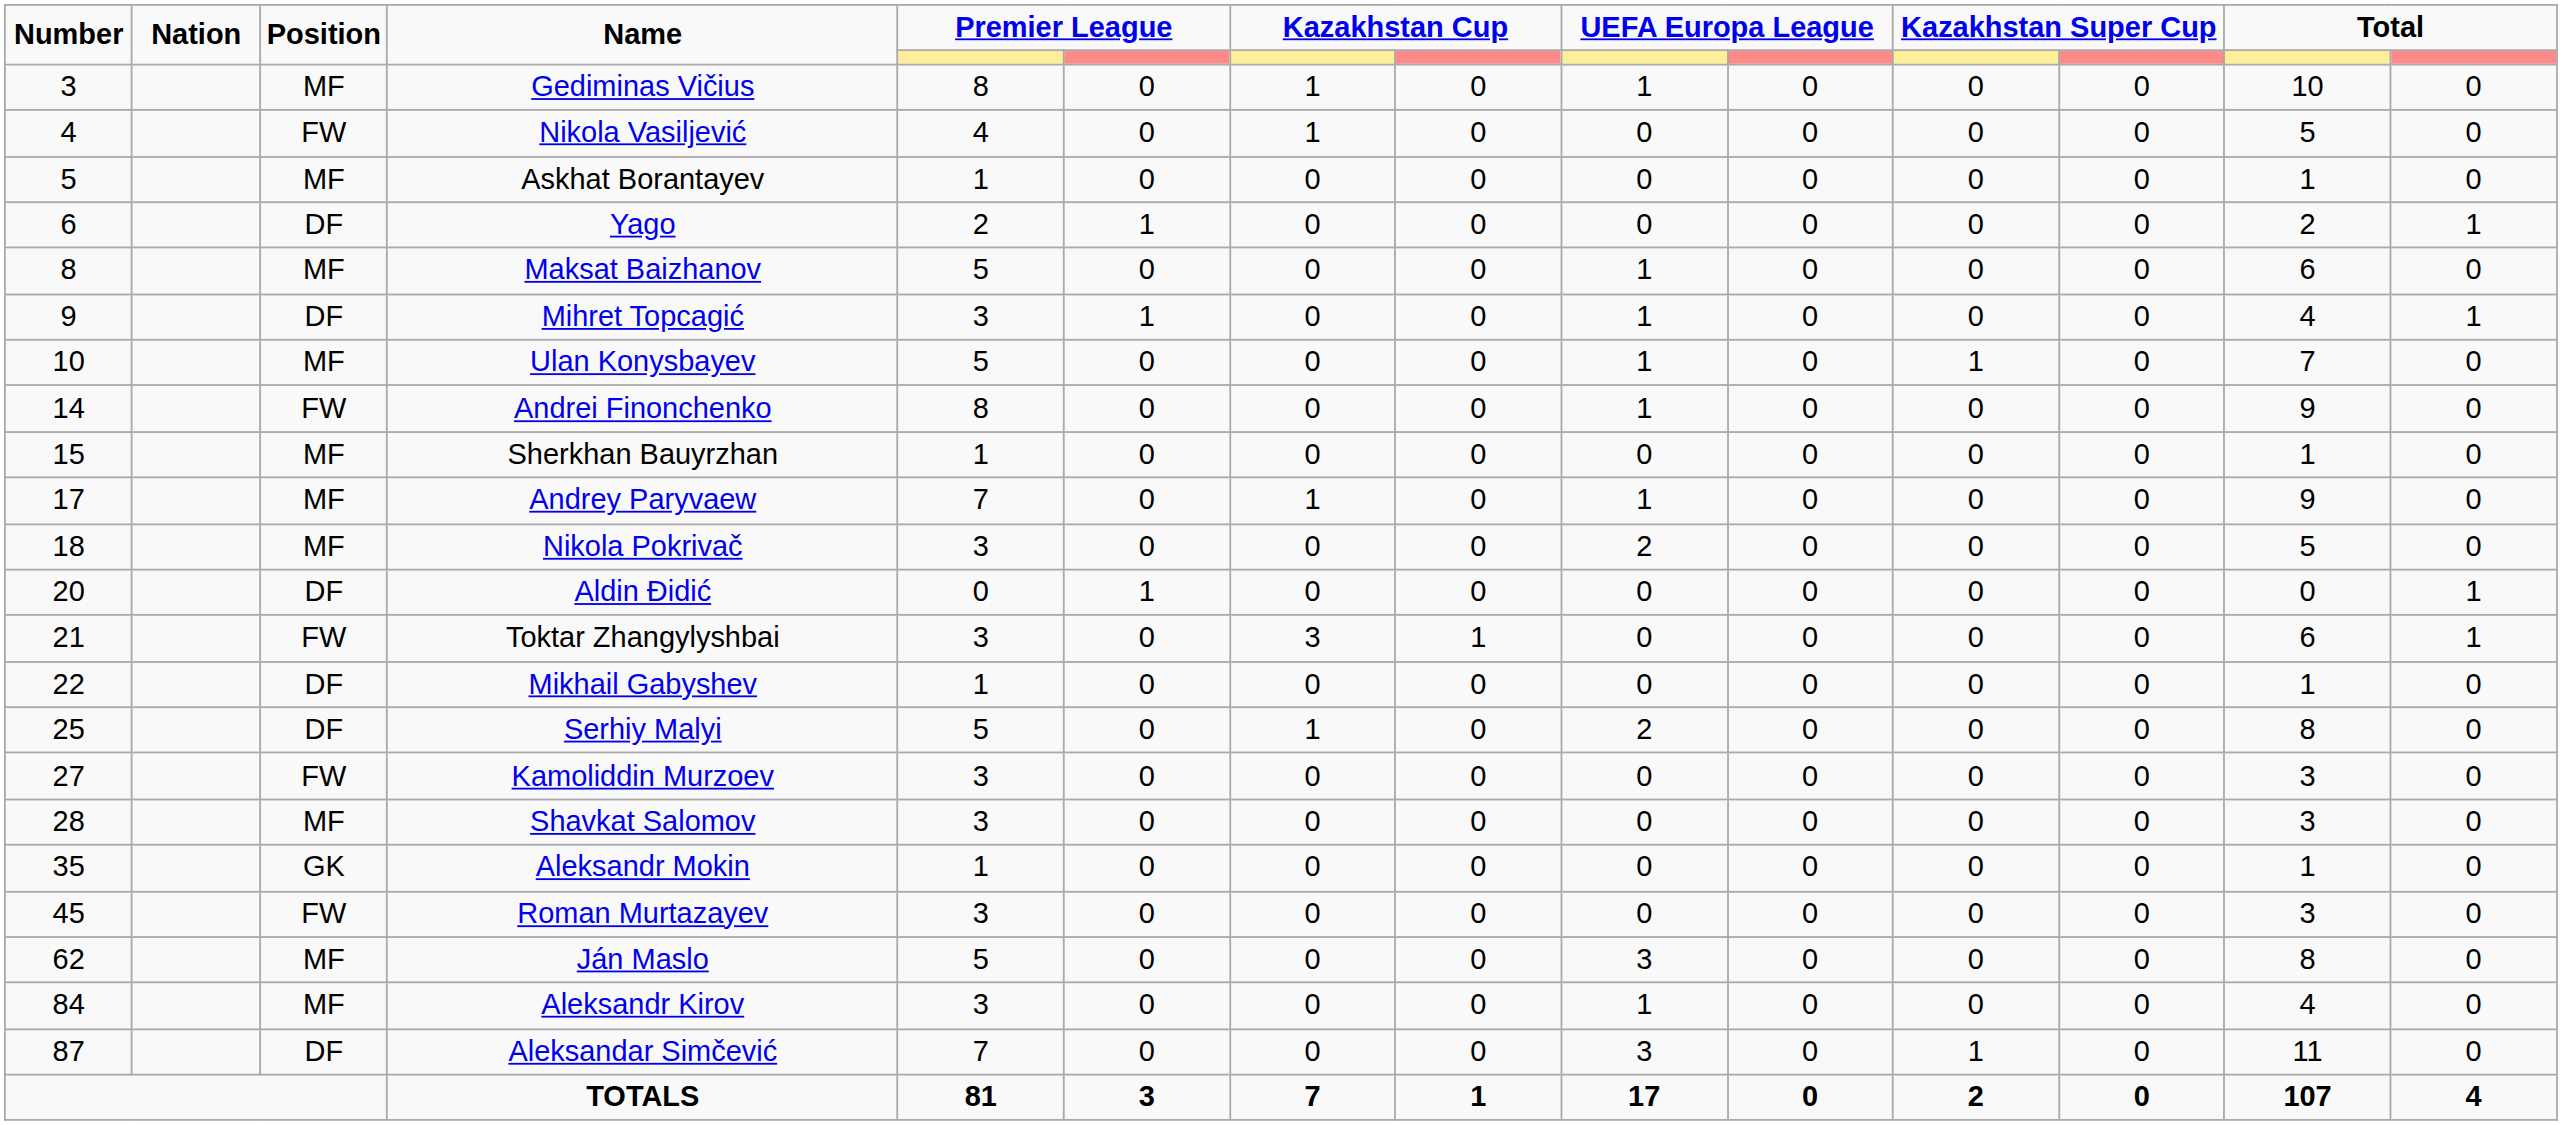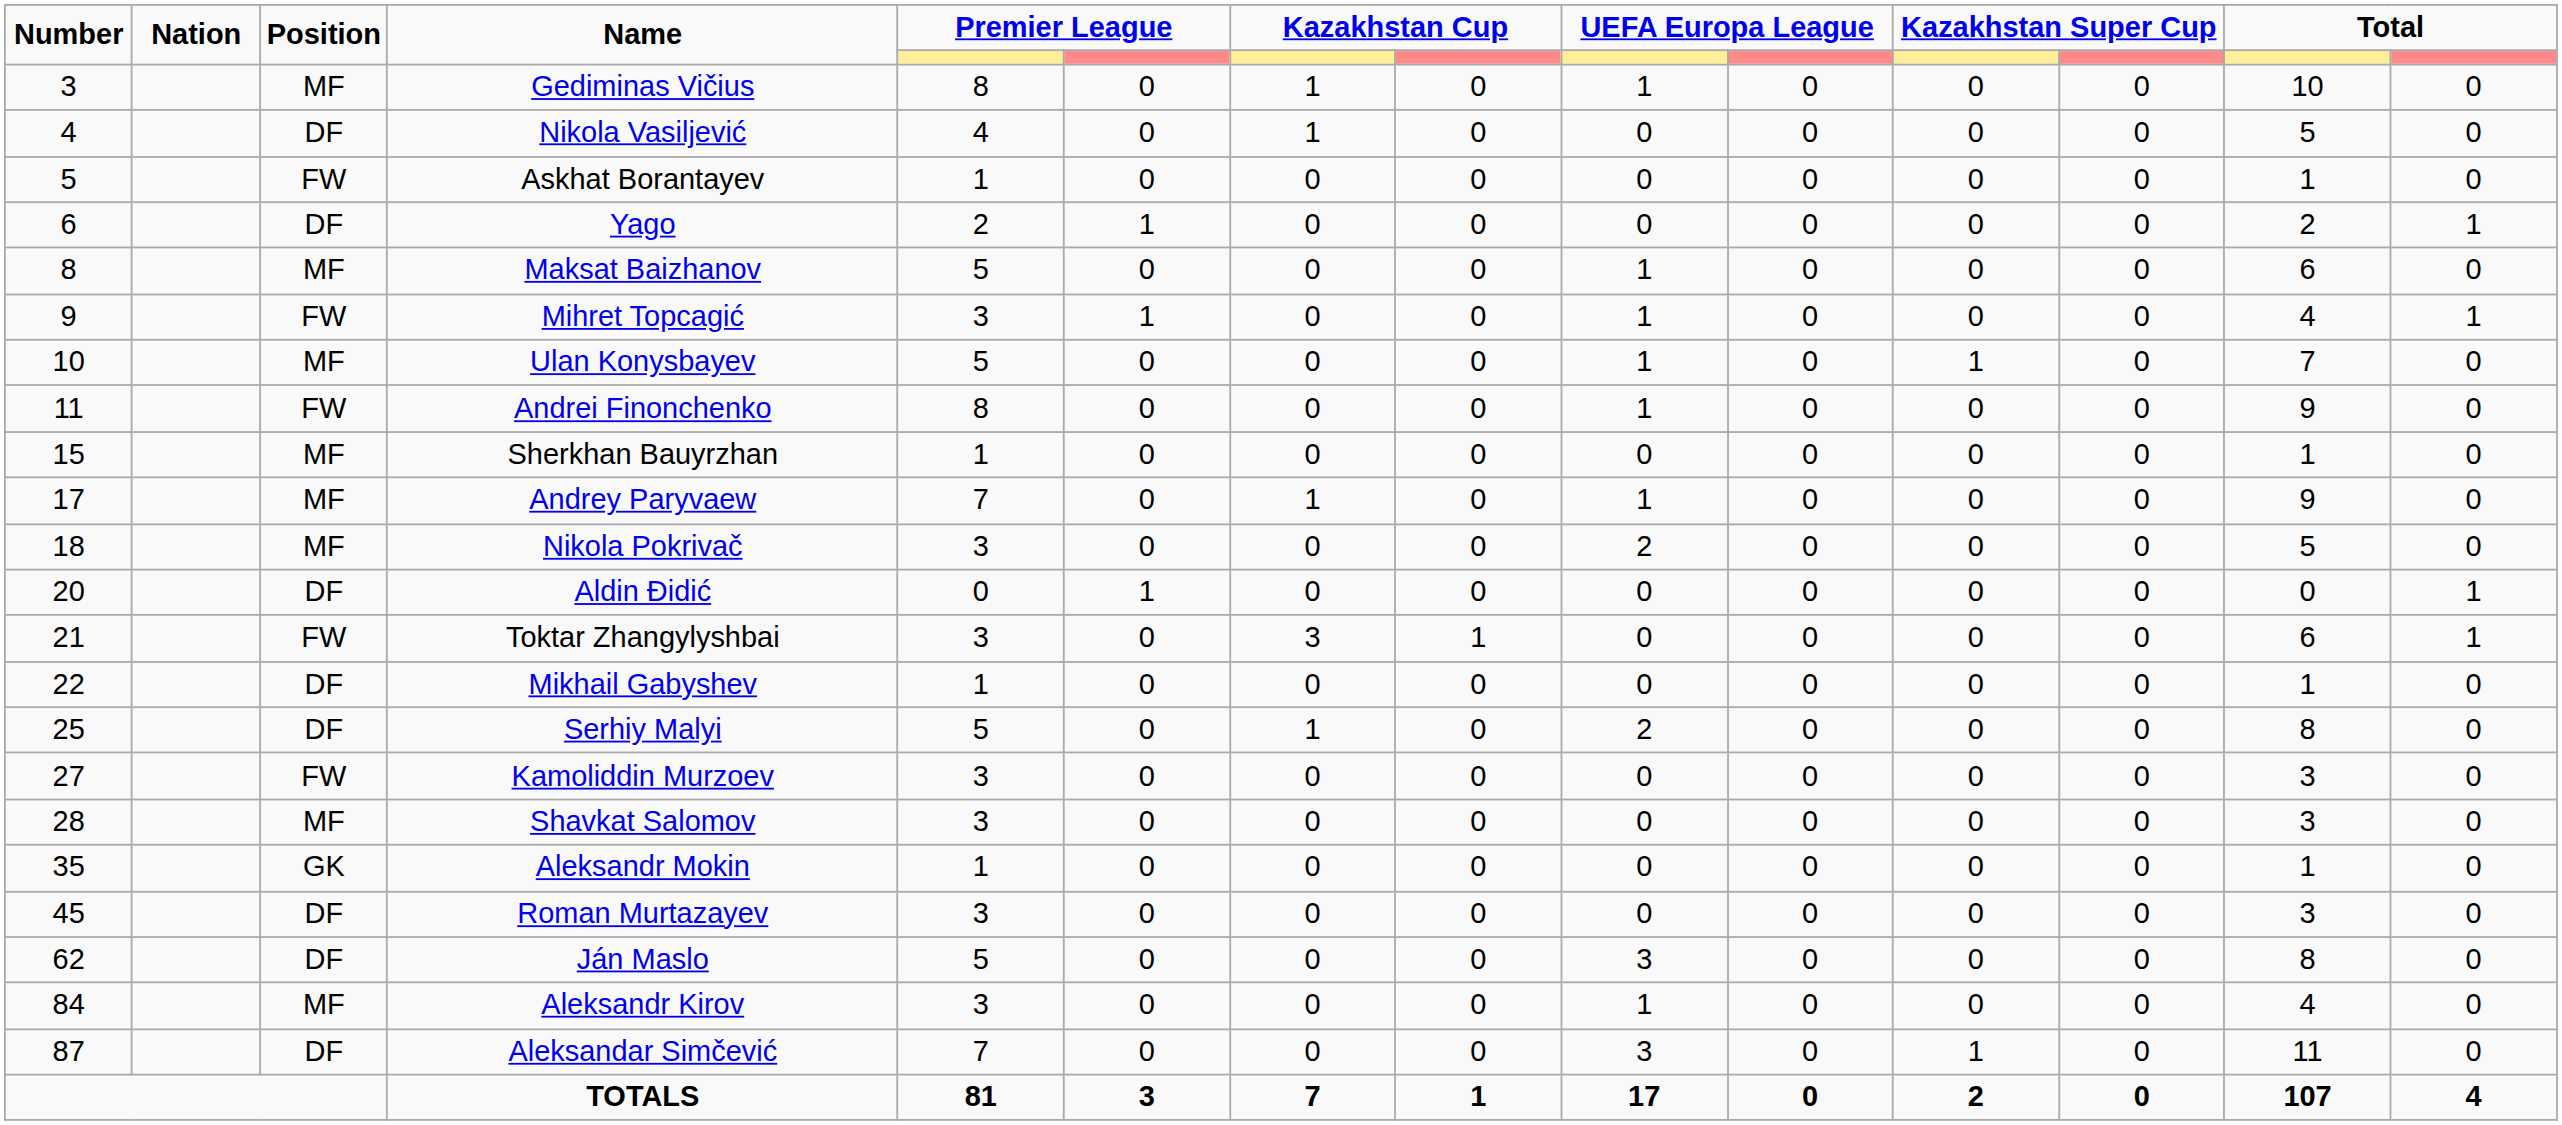(324, 132) FW -> (324, 132) DF
(324, 178) MF -> (324, 178) FW
(324, 316) DF -> (324, 316) FW
(69, 408) 14 -> (69, 408) 11
(324, 913) FW -> (324, 913) DF
(324, 959) MF -> (324, 959) DF
